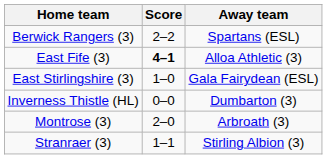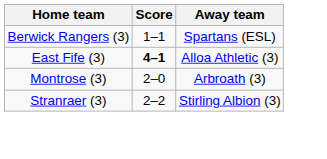(164, 36) 2–2 -> (154, 36) 1–1
- row: (73, 79)
- row: (73, 100)
(164, 143) 1–1 -> (154, 100) 2–2
